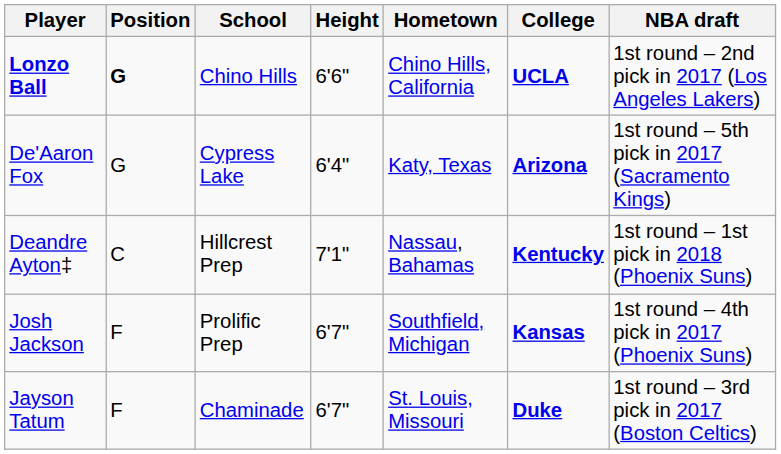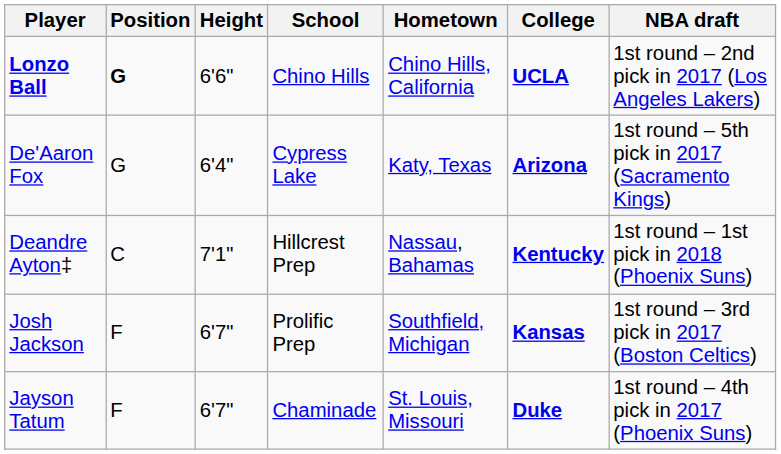columns swapped: (347, 20) <-> (253, 20)
(683, 332) 1st round – 4th pick in 2017 (Phoenix Suns) -> (685, 332) 1st round – 3rd pick in 2017 (Boston Celtics)
(685, 410) 1st round – 3rd pick in 2017 (Boston Celtics) -> (683, 410) 1st round – 4th pick in 2017 (Phoenix Suns)
